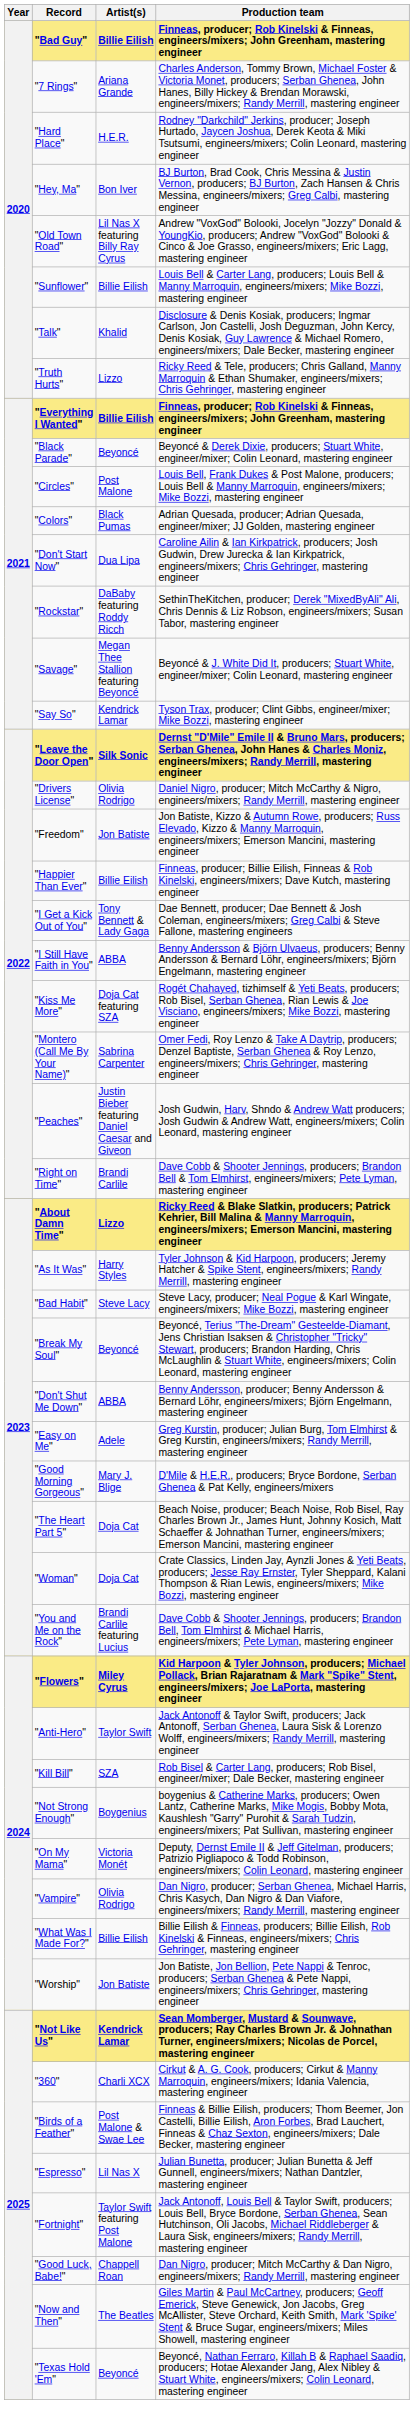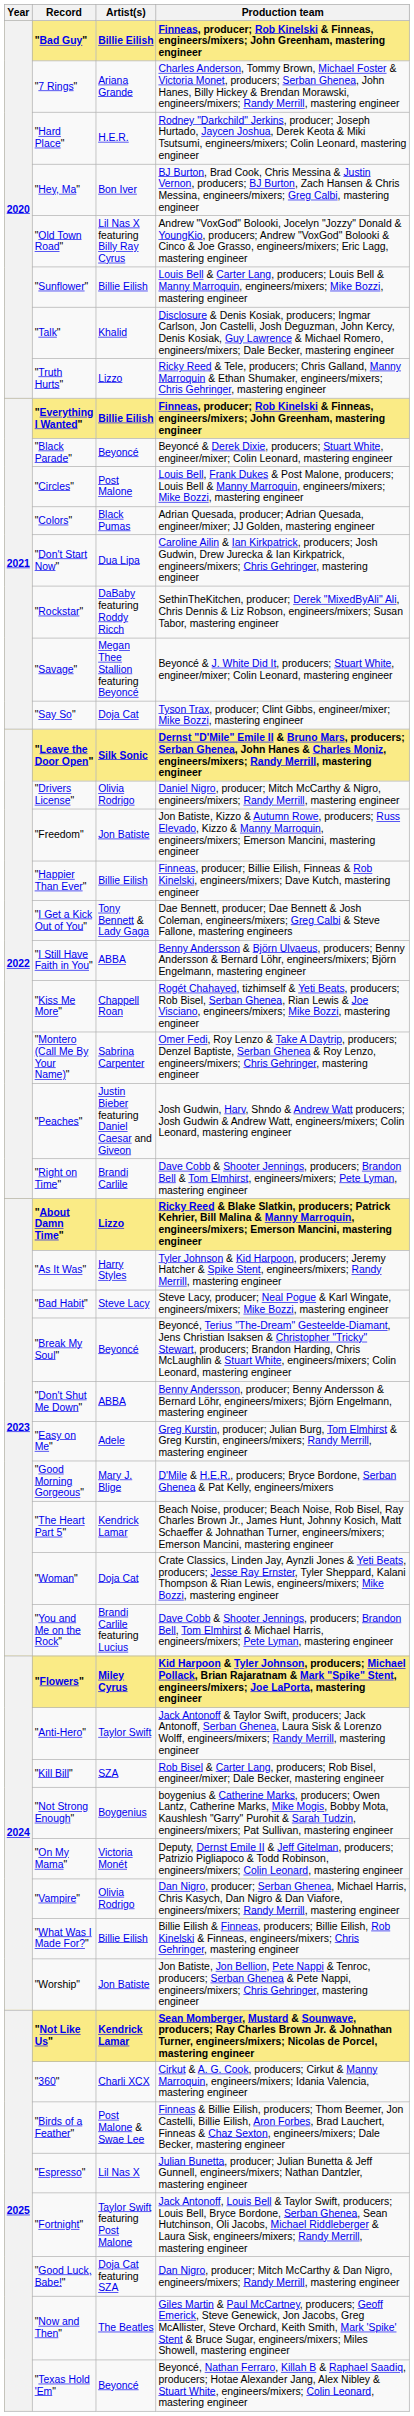(118, 715) Kendrick Lamar -> (118, 715) Doja Cat
(118, 1006) Doja Cat featuring SZA -> (119, 1006) Chappell Roan
(118, 1527) Doja Cat -> (118, 1527) Kendrick Lamar
(119, 2270) Chappell Roan -> (118, 2276) Doja Cat featuring SZA
